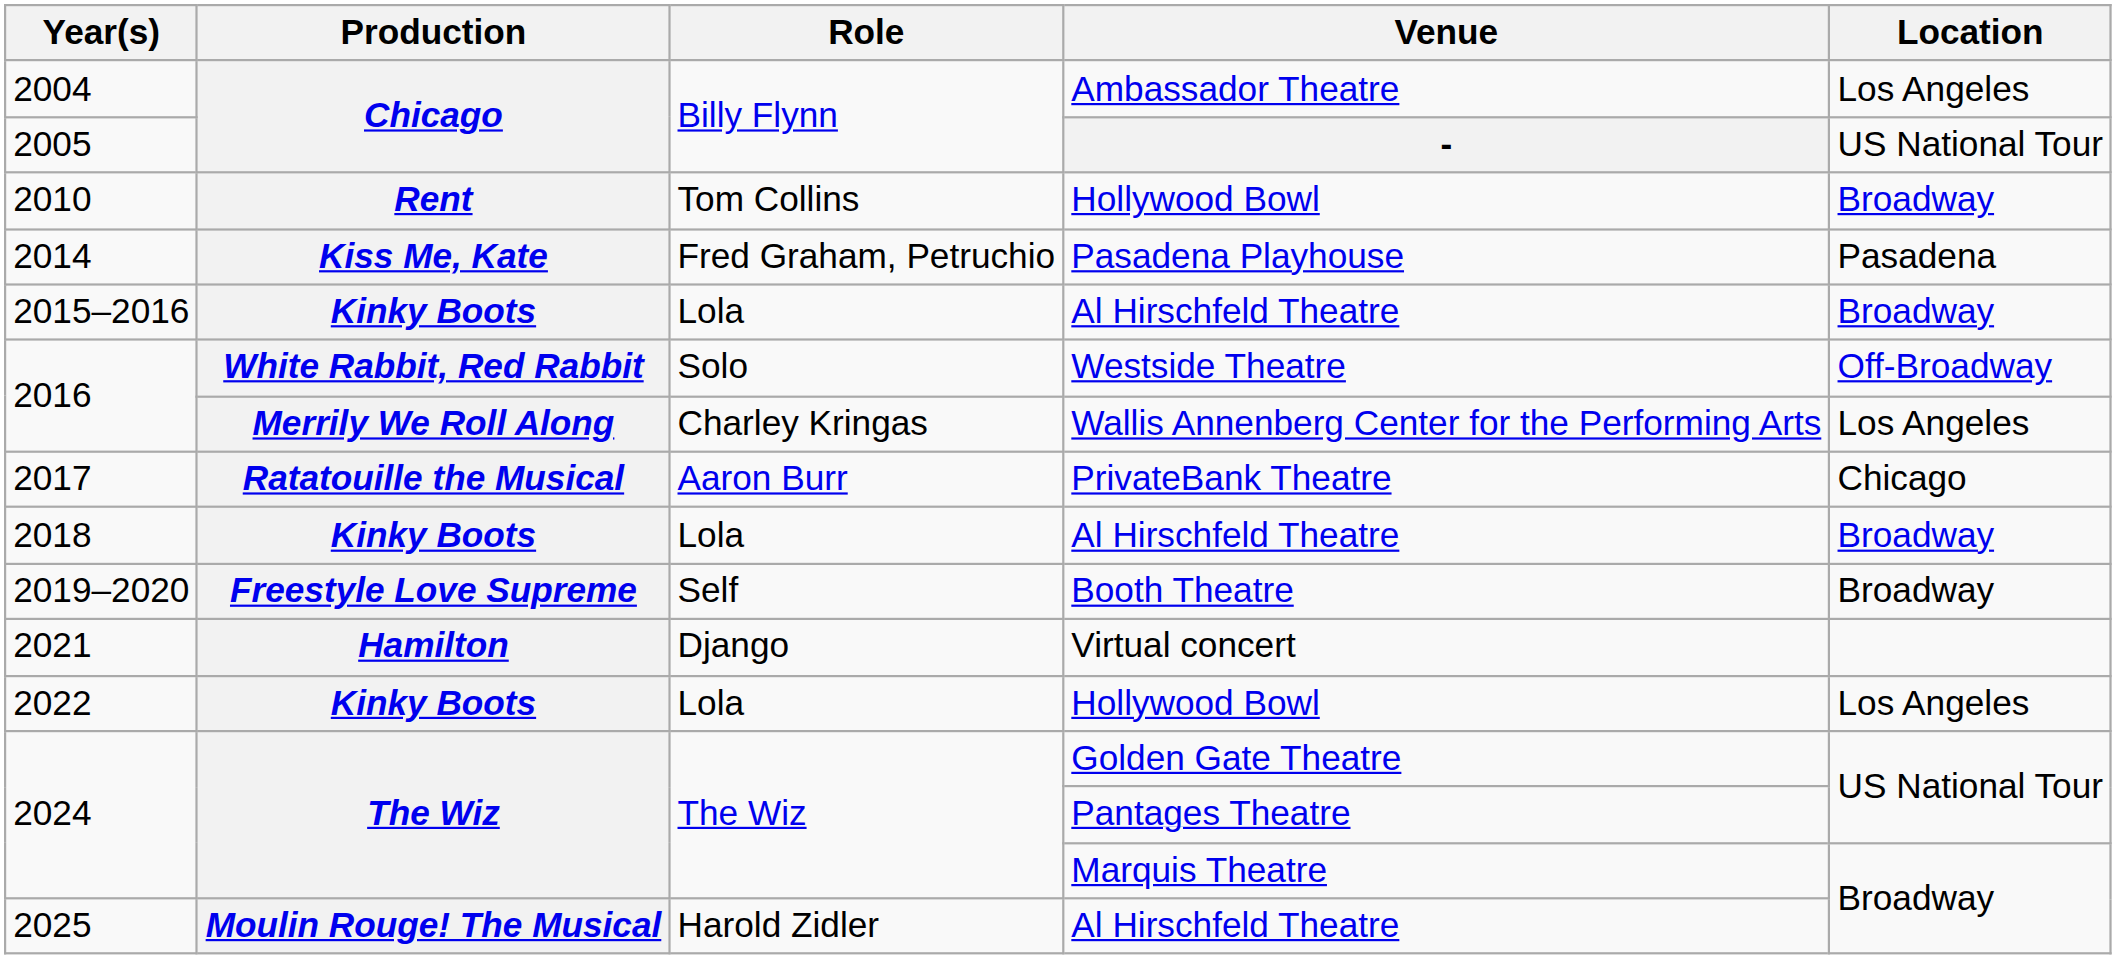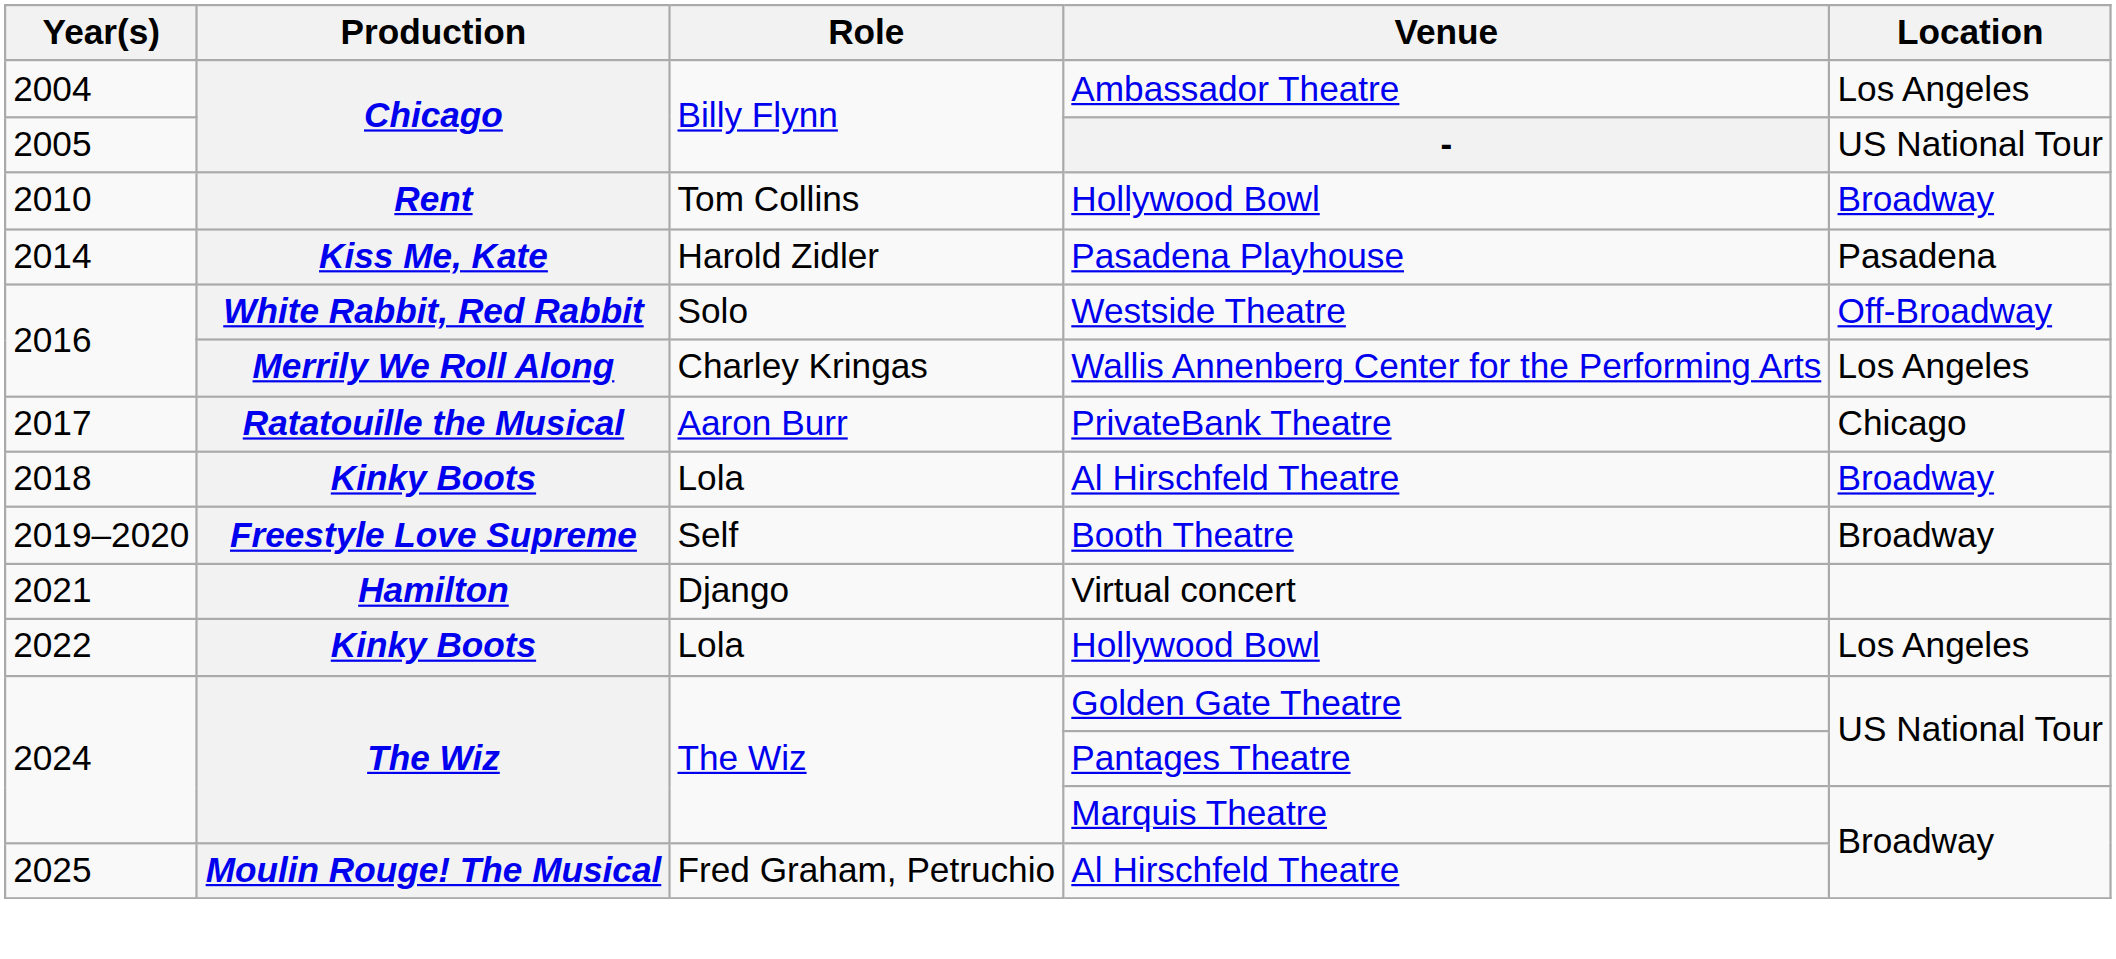(866, 255) Fred Graham, Petruchio -> (778, 255) Harold Zidler
- row: (101, 311)
(778, 925) Harold Zidler -> (866, 869) Fred Graham, Petruchio
